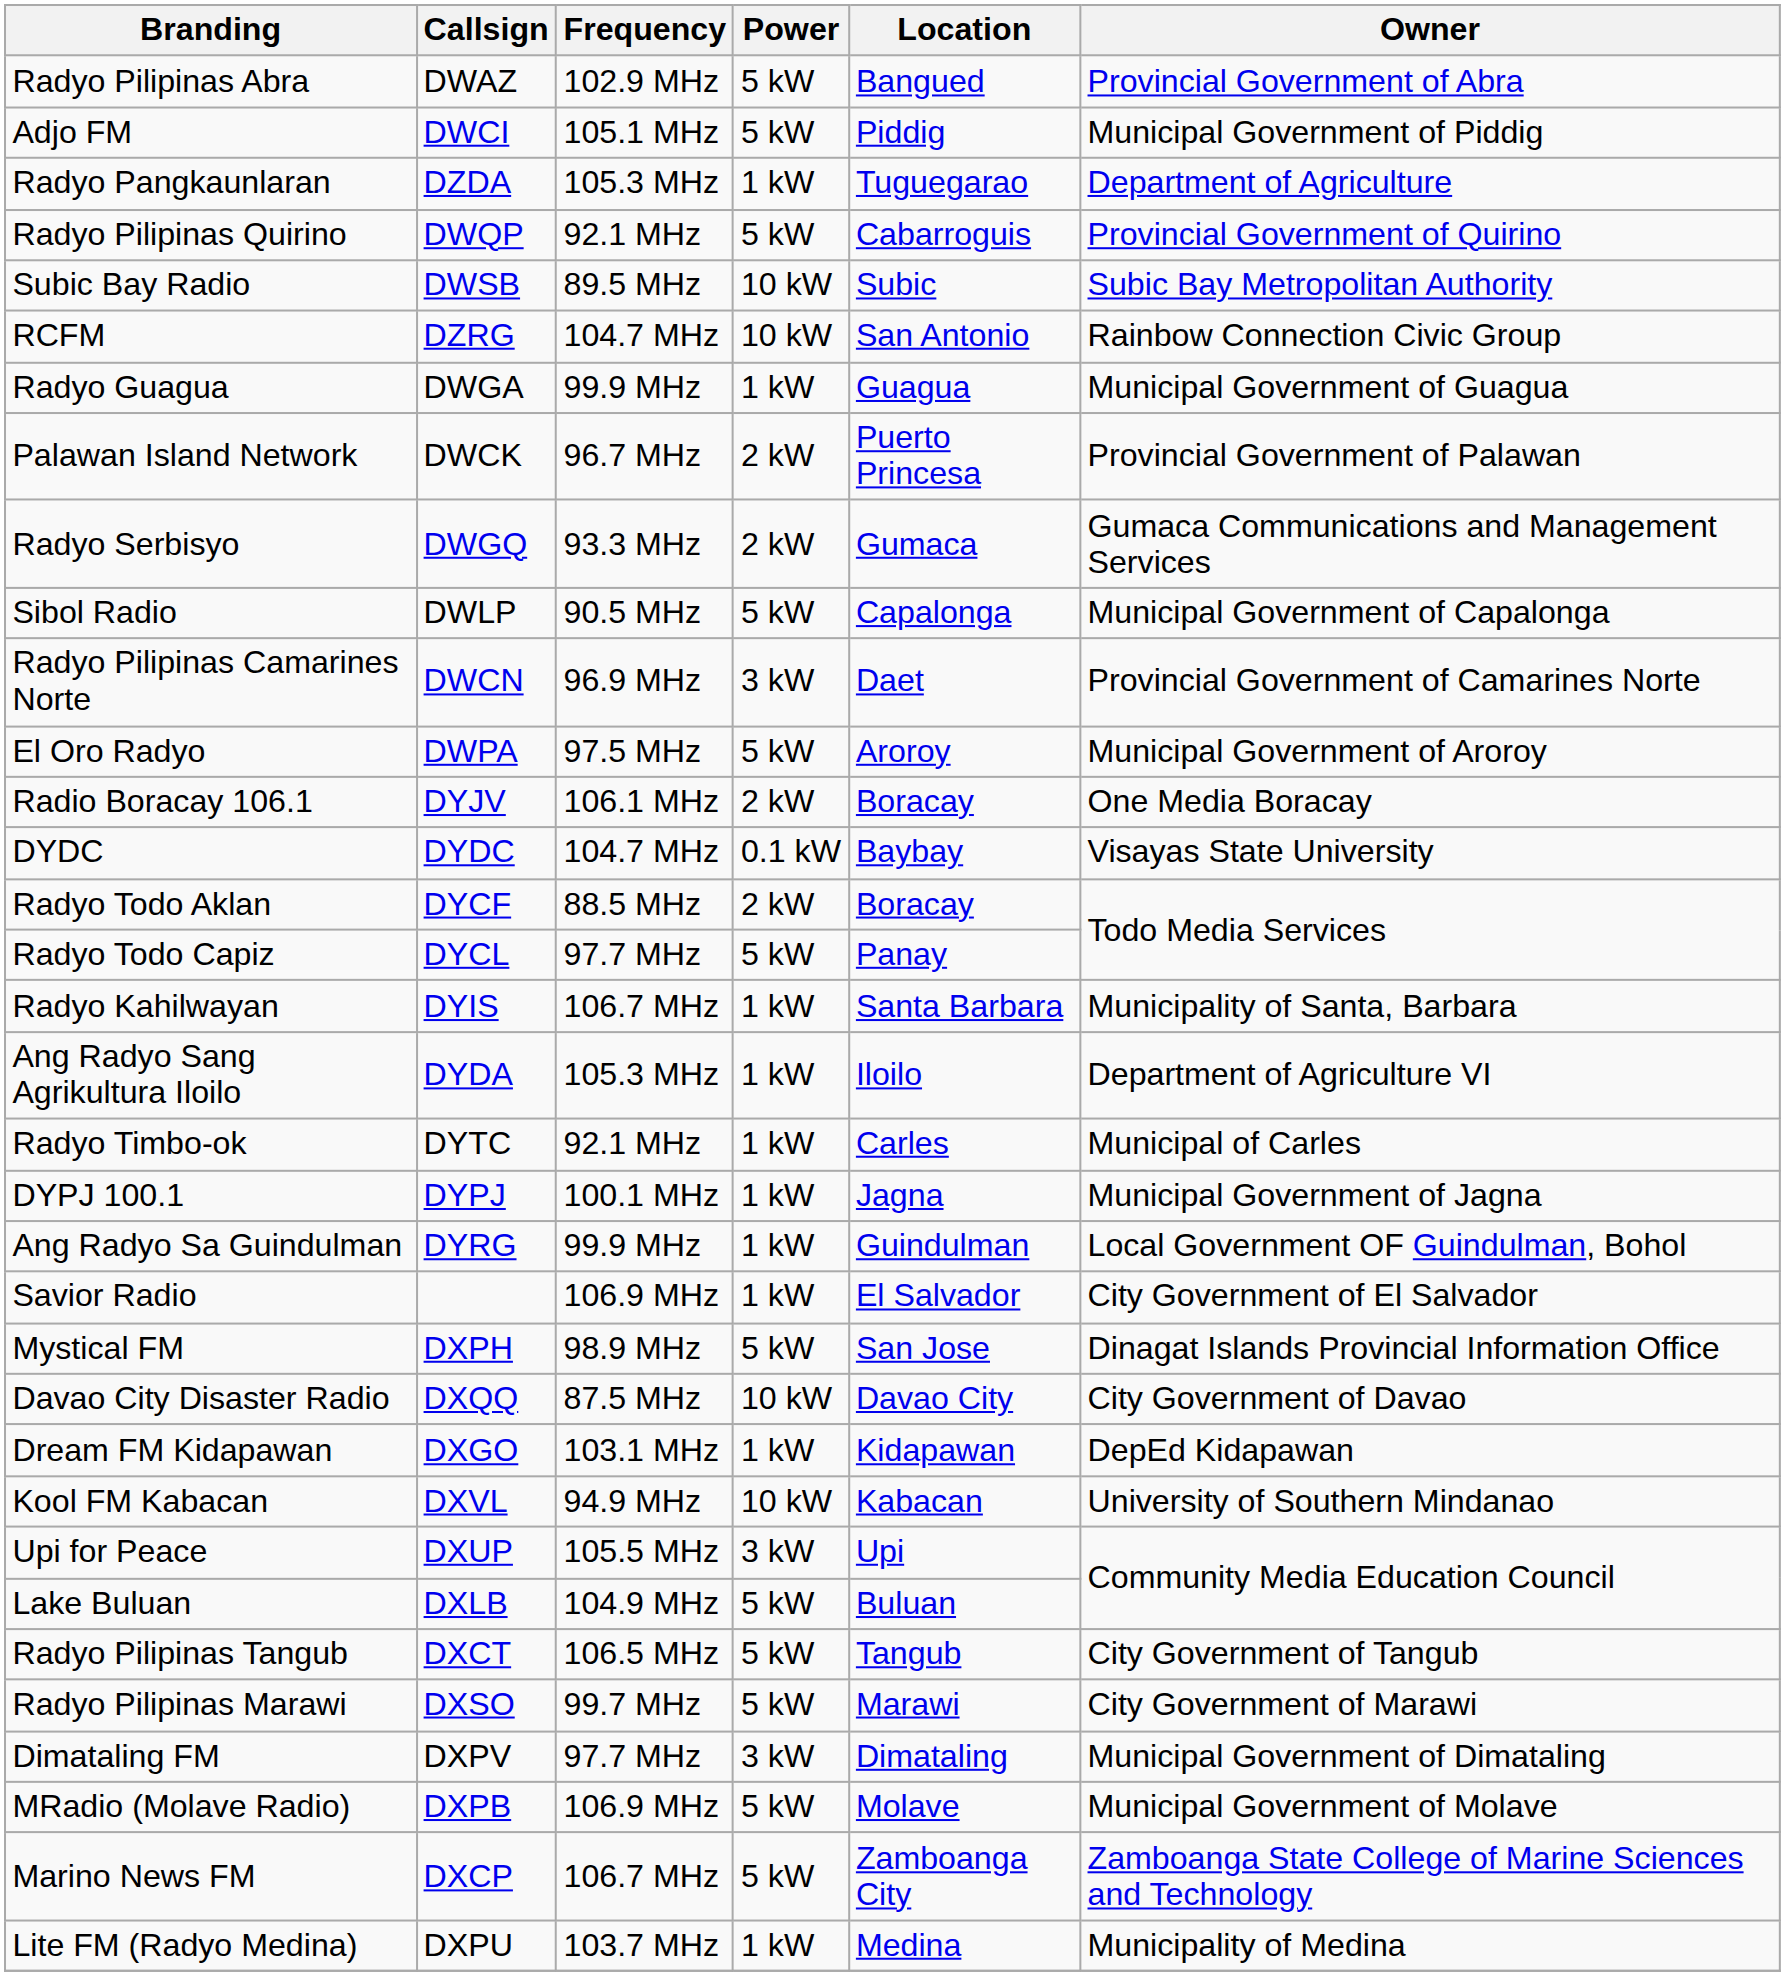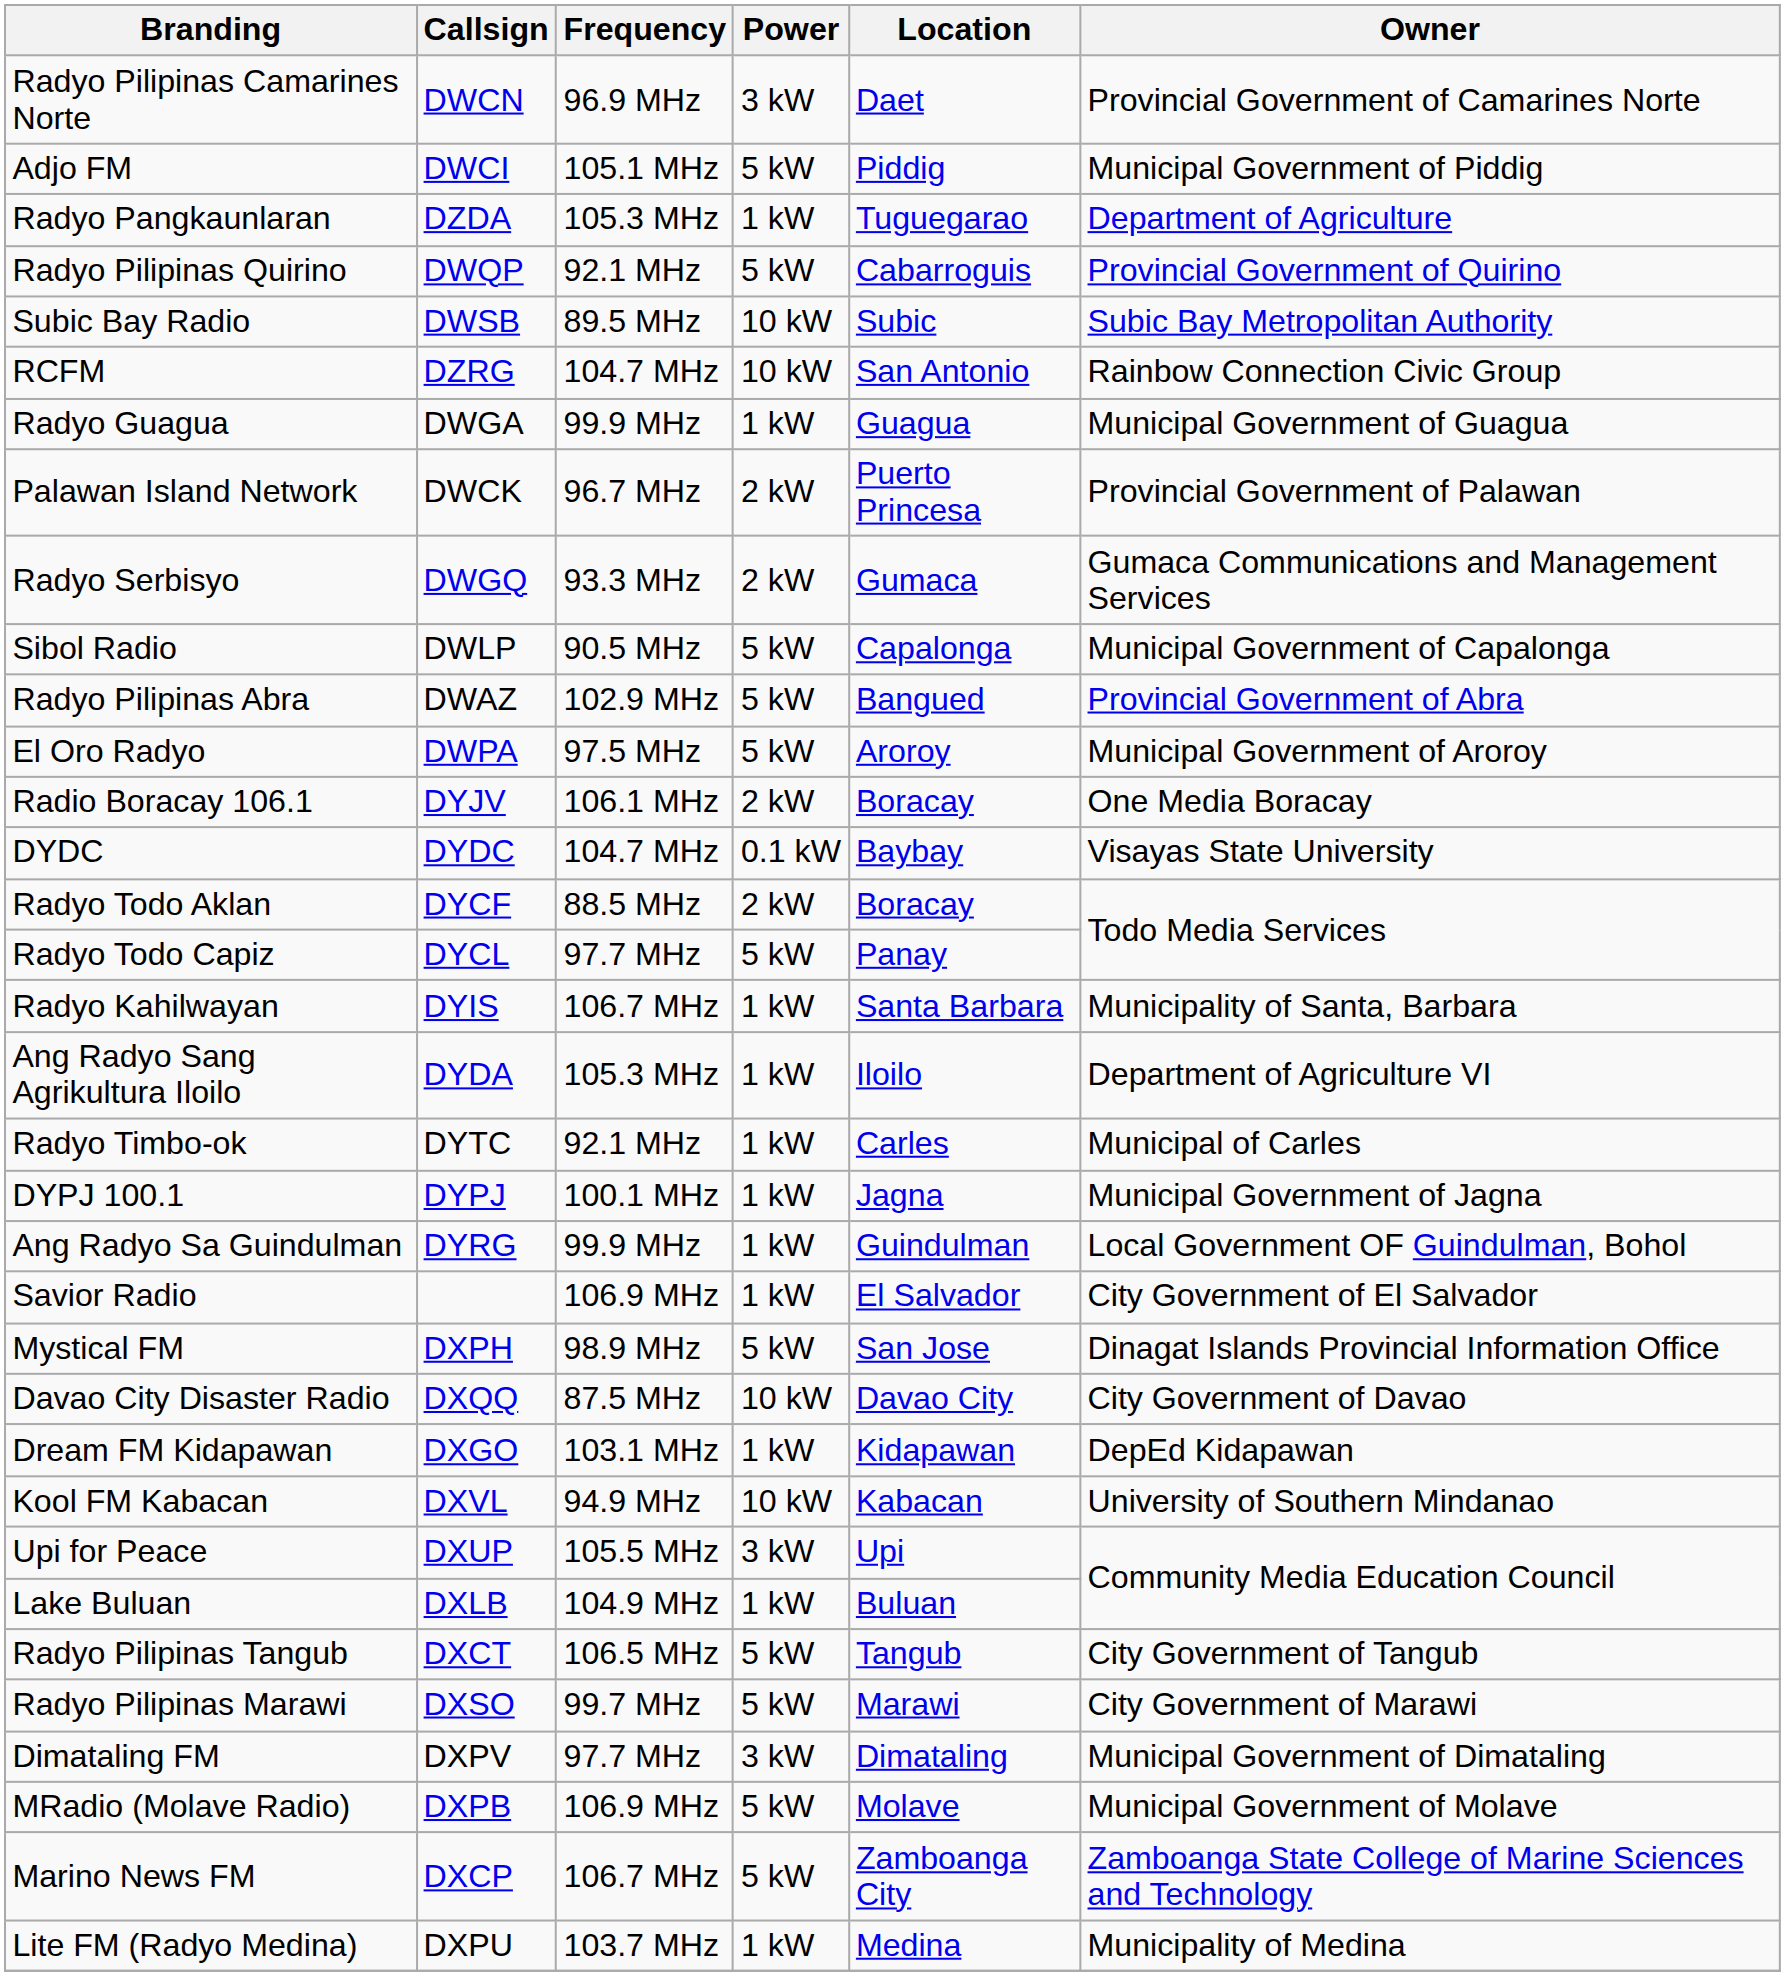rows swapped: (161, 81) <-> (205, 681)
(778, 1602) 5 kW -> (778, 1602) 1 kW
